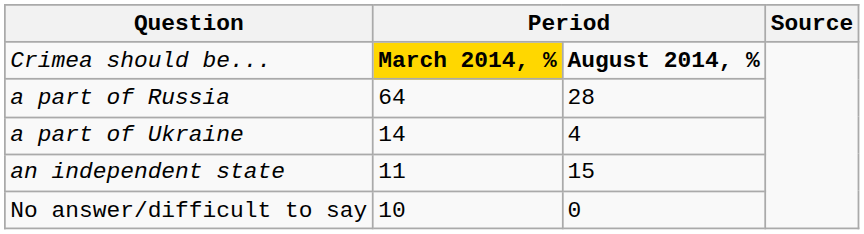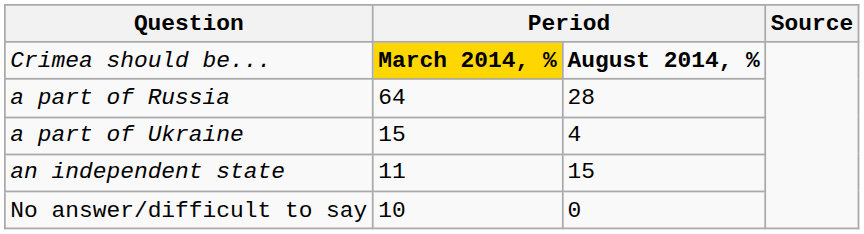(392, 135) 14 -> (392, 135) 15
